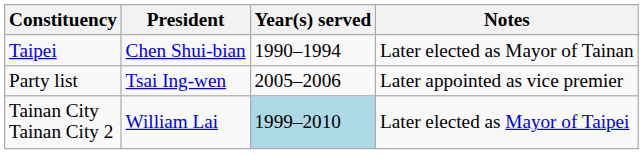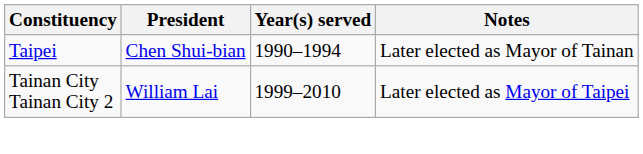- row: (43, 80)
(298, 121) lightblue background -> (298, 91) no background
